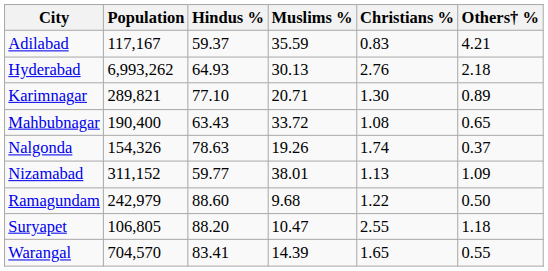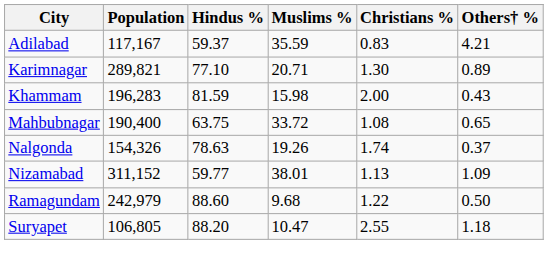- row: (44, 69)
+ row: (45, 95)
(211, 122) 63.43 -> (211, 122) 63.75
- row: (40, 252)
